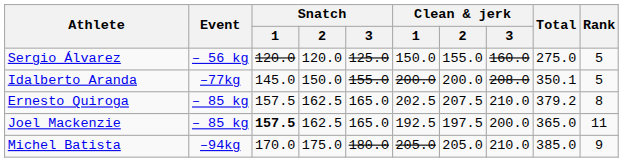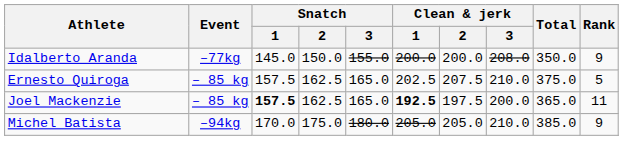- row: (64, 59)
(556, 81) 350.1 -> (556, 59) 350.0
(599, 81) 5 -> (599, 59) 9
(556, 103) 379.2 -> (556, 81) 375.0
(599, 103) 8 -> (599, 81) 5
(416, 124) normal -> (416, 103) bold
